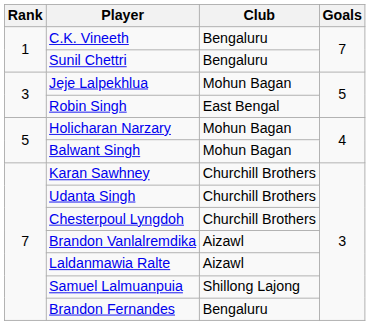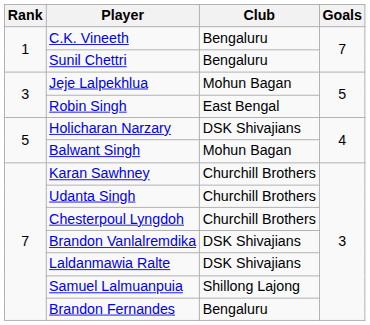(247, 128) Mohun Bagan -> (252, 128) DSK Shivajians
(223, 241) Aizawl -> (252, 241) DSK Shivajians
(223, 264) Aizawl -> (252, 264) DSK Shivajians
